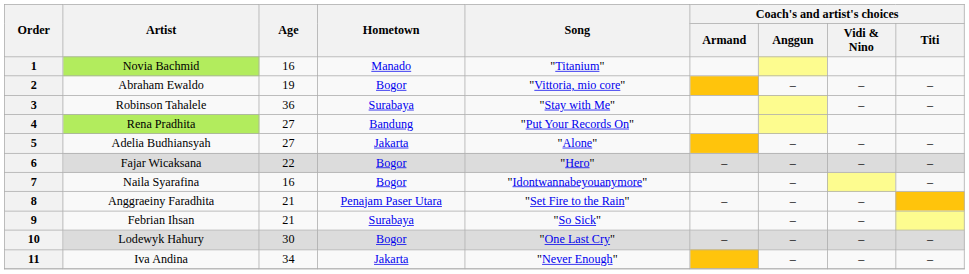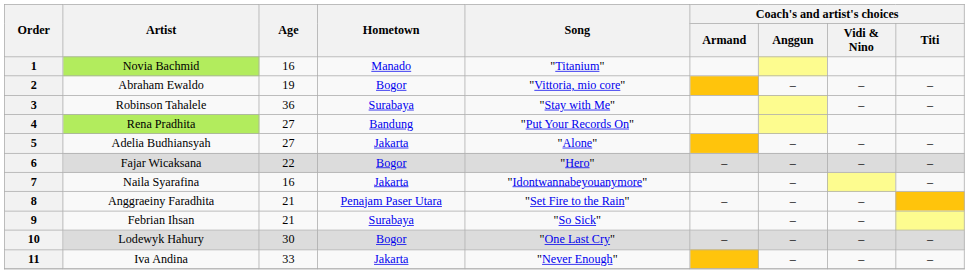(391, 182) Bogor -> (391, 182) Jakarta
(288, 259) 34 -> (288, 259) 33
